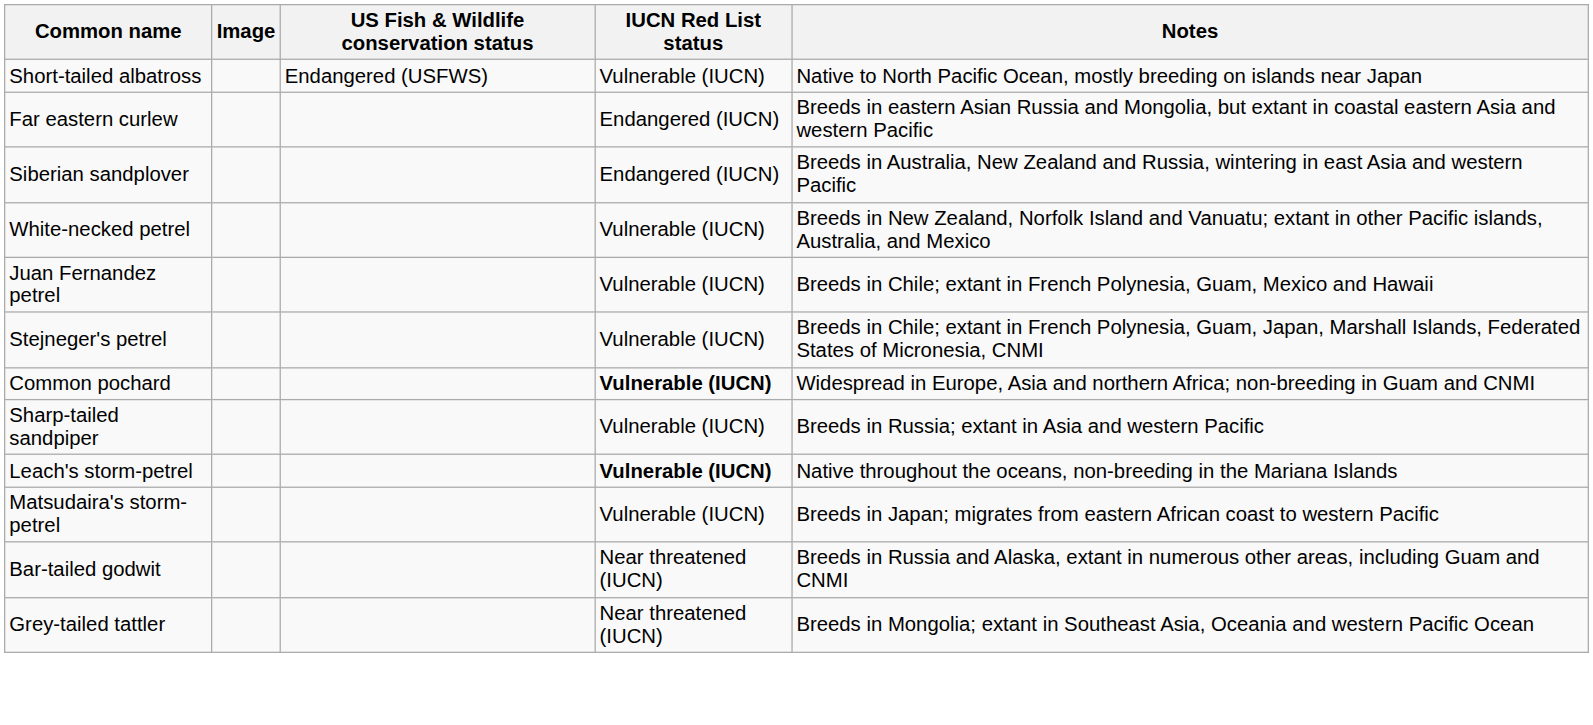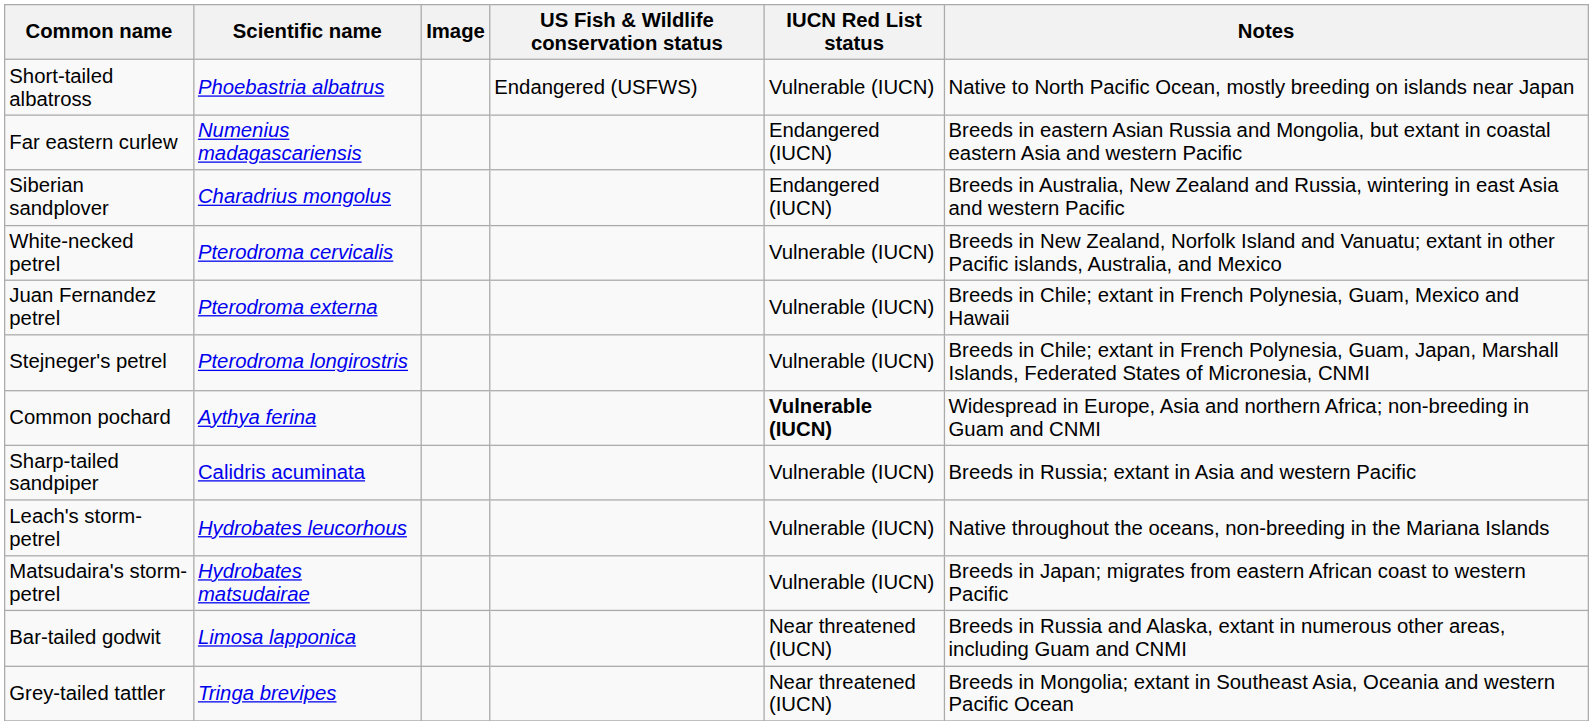+ column: (307, 32)
(686, 470) bold -> (852, 527) normal
